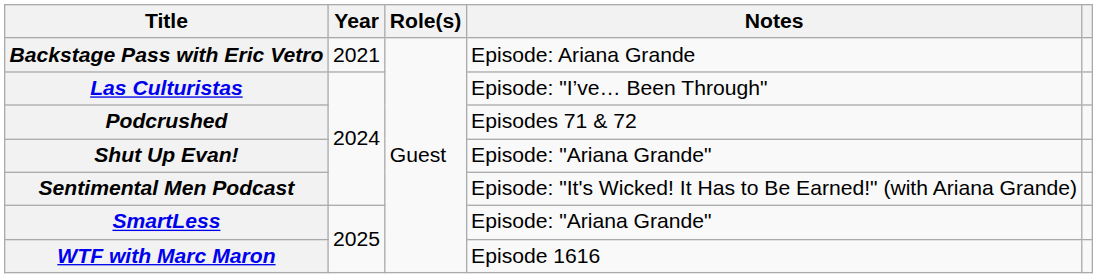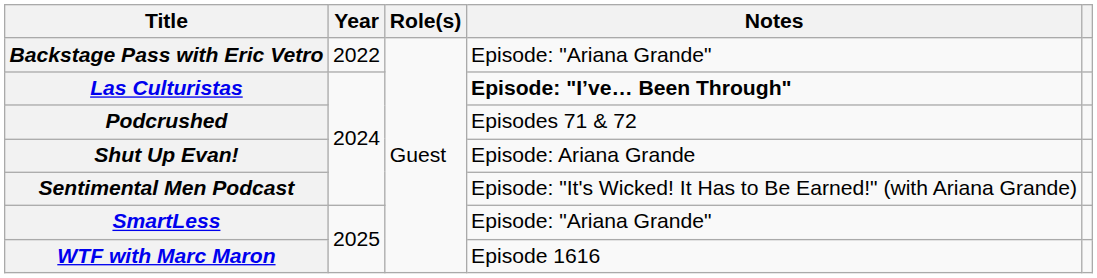(357, 54) 2021 -> (357, 54) 2022
(583, 54) Episode: Ariana Grande -> (591, 54) Episode: "Ariana Grande"
(619, 88) normal -> (631, 88) bold
(591, 155) Episode: "Ariana Grande" -> (583, 155) Episode: Ariana Grande
